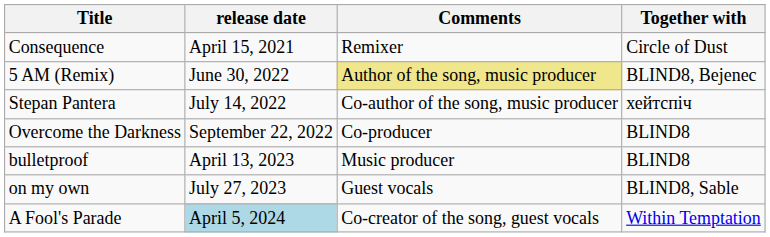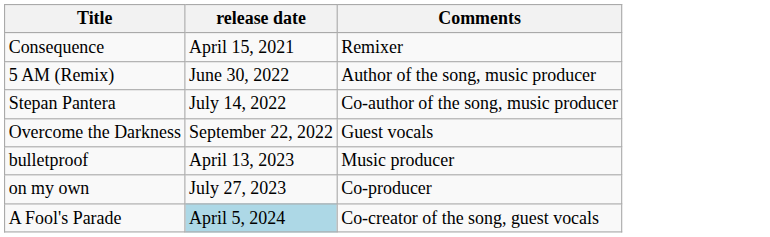- column: (693, 18)
(469, 75) khaki background -> (469, 75) no background
(386, 132) Co-producer -> (387, 132) Guest vocals
(387, 189) Guest vocals -> (386, 189) Co-producer
